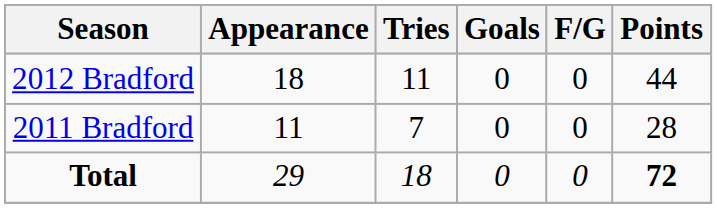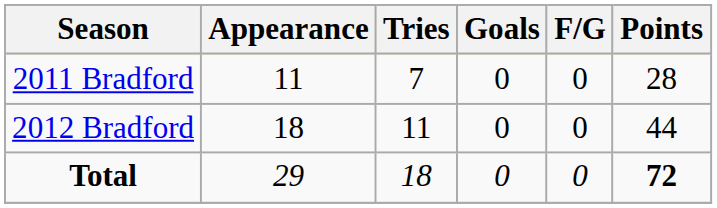rows swapped: (103, 127) <-> (103, 78)
